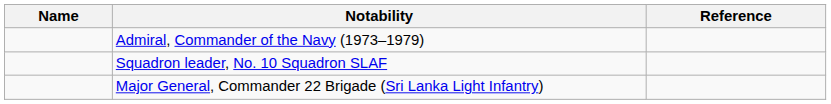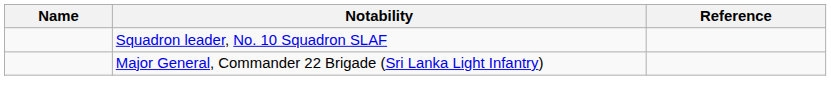- row: (270, 39)
